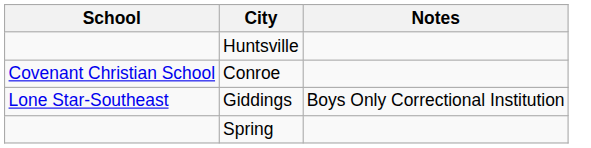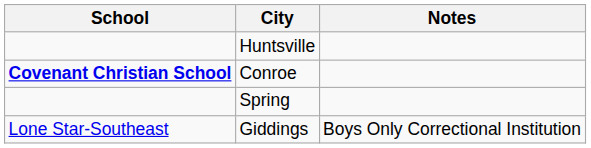(112, 73) normal -> (120, 73) bold
rows swapped: (258, 101) <-> (248, 128)
